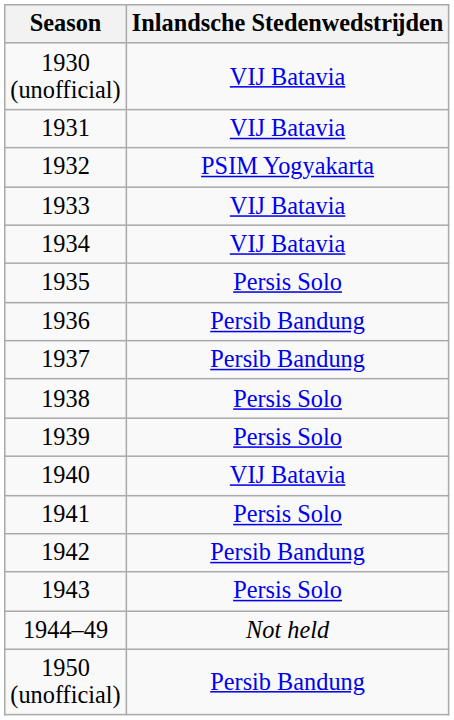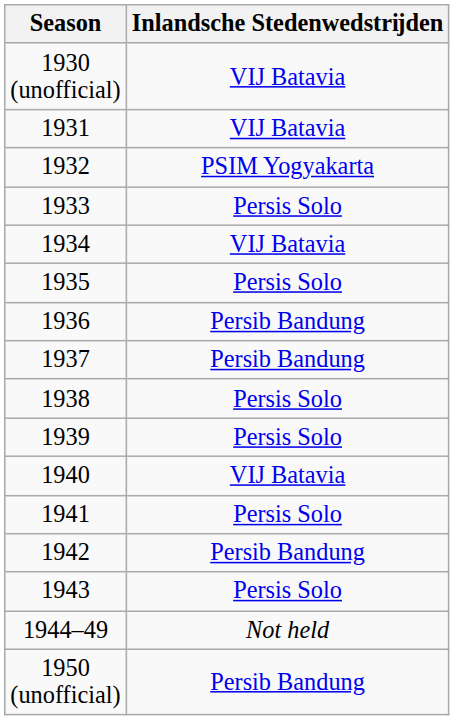(288, 205) VIJ Batavia -> (288, 205) Persis Solo
